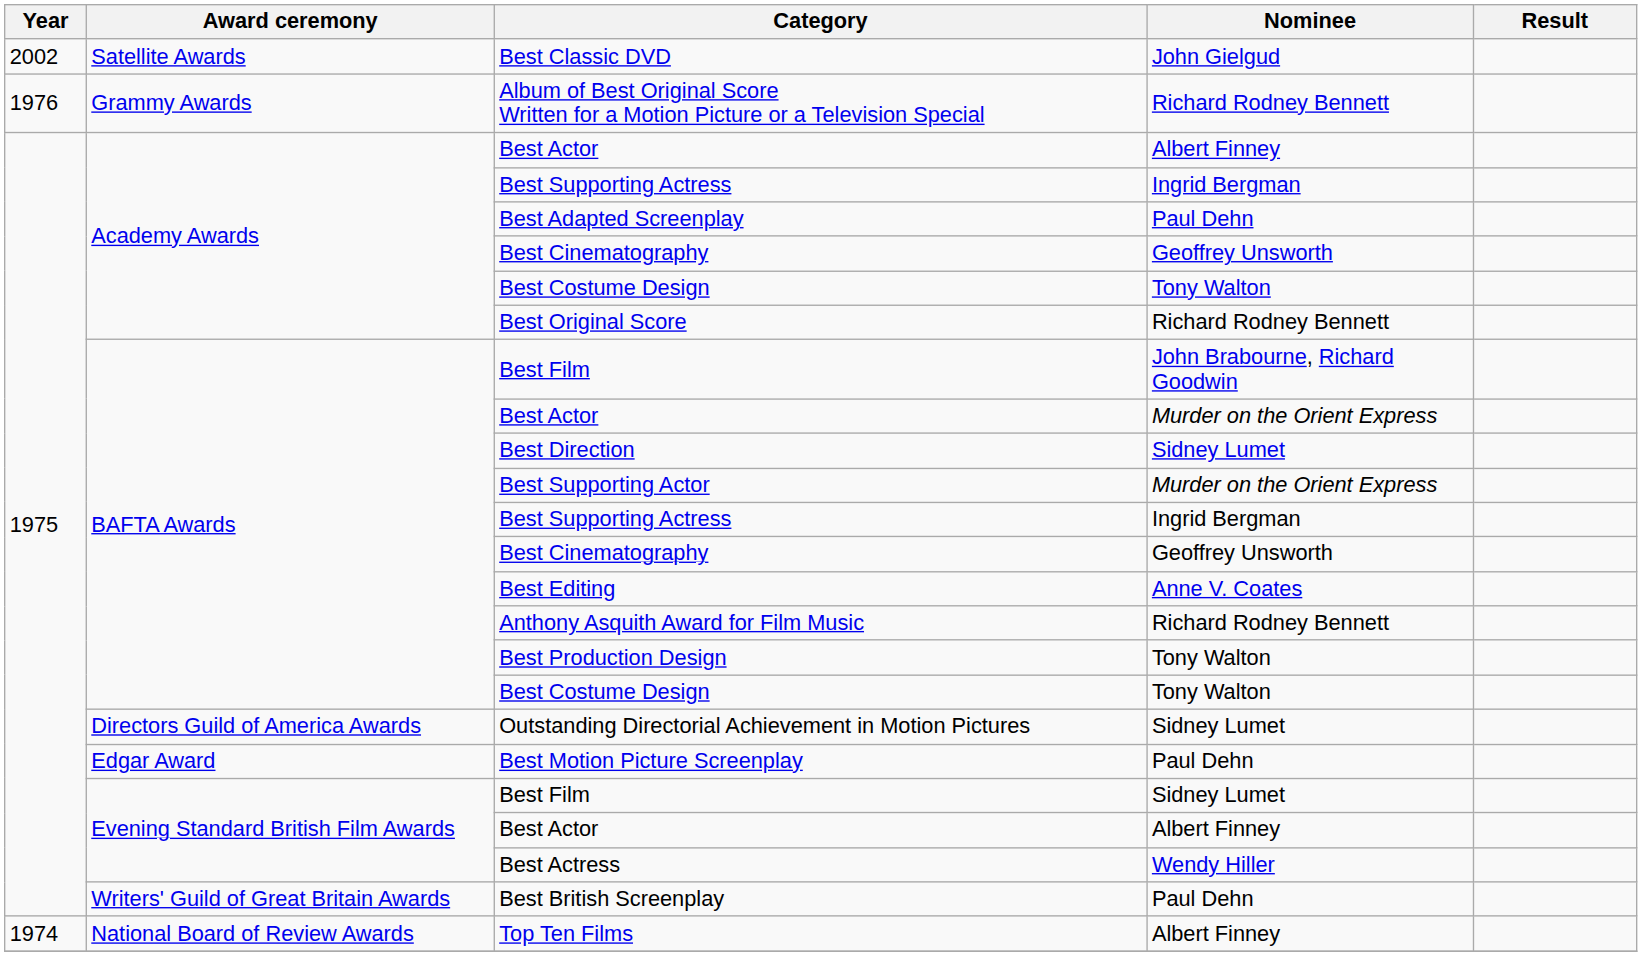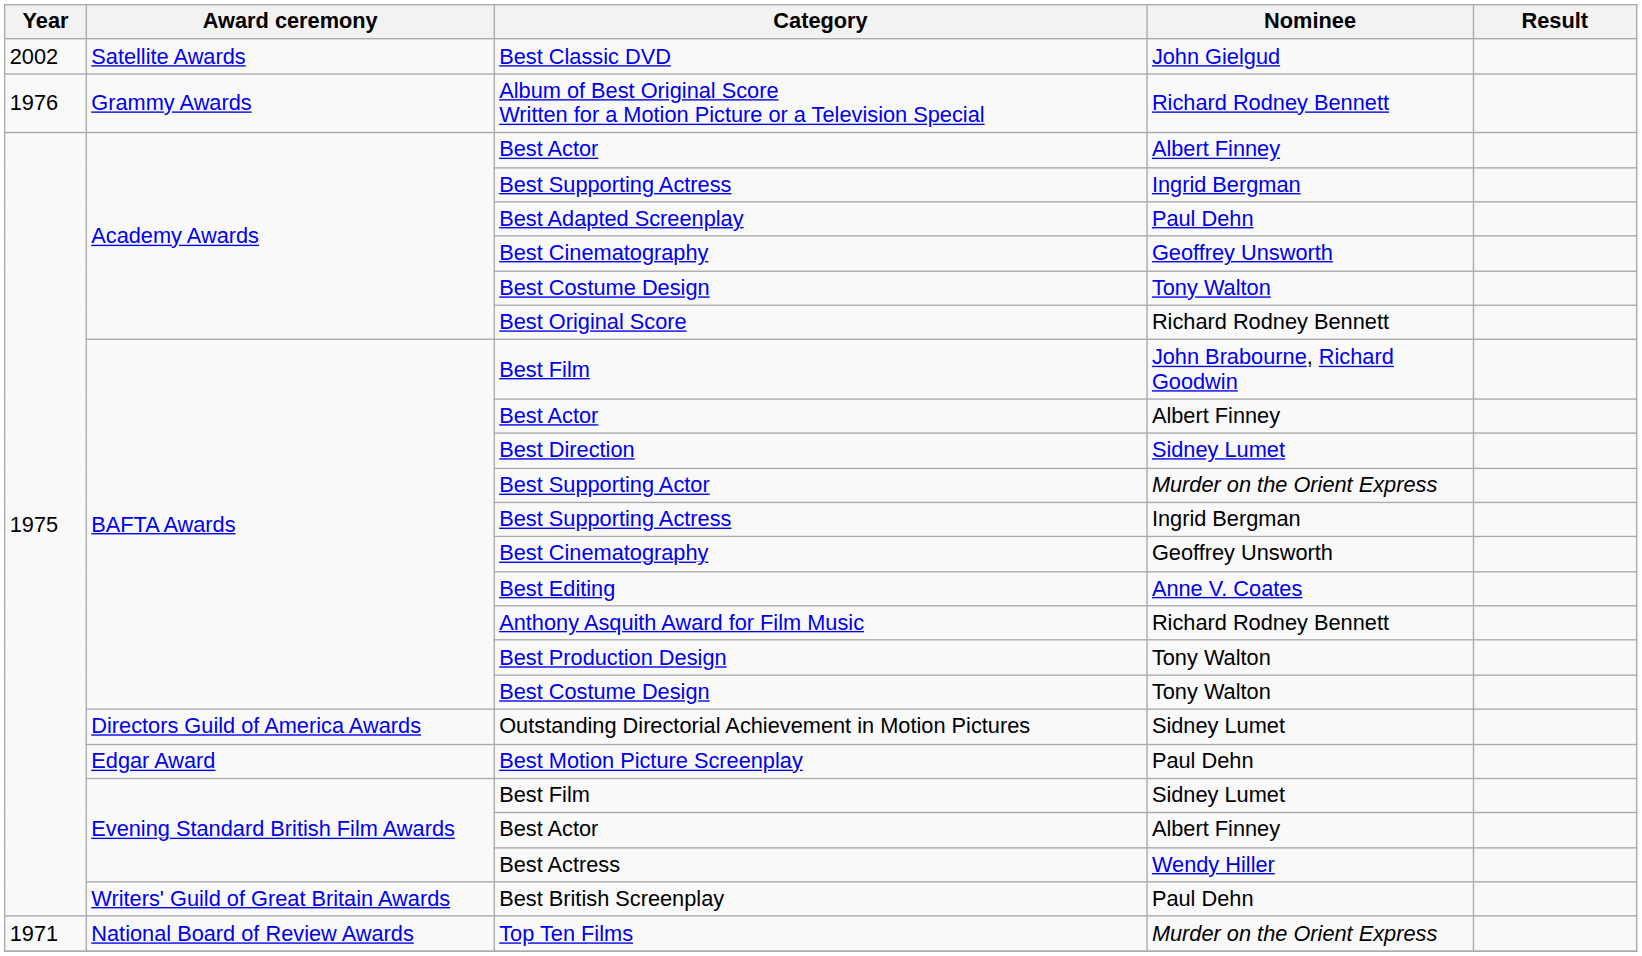(1295, 415) Murder on the Orient Express -> (1216, 415) Albert Finney
(34, 933) 1974 -> (34, 933) 1971
(1216, 933) Albert Finney -> (1295, 933) Murder on the Orient Express
